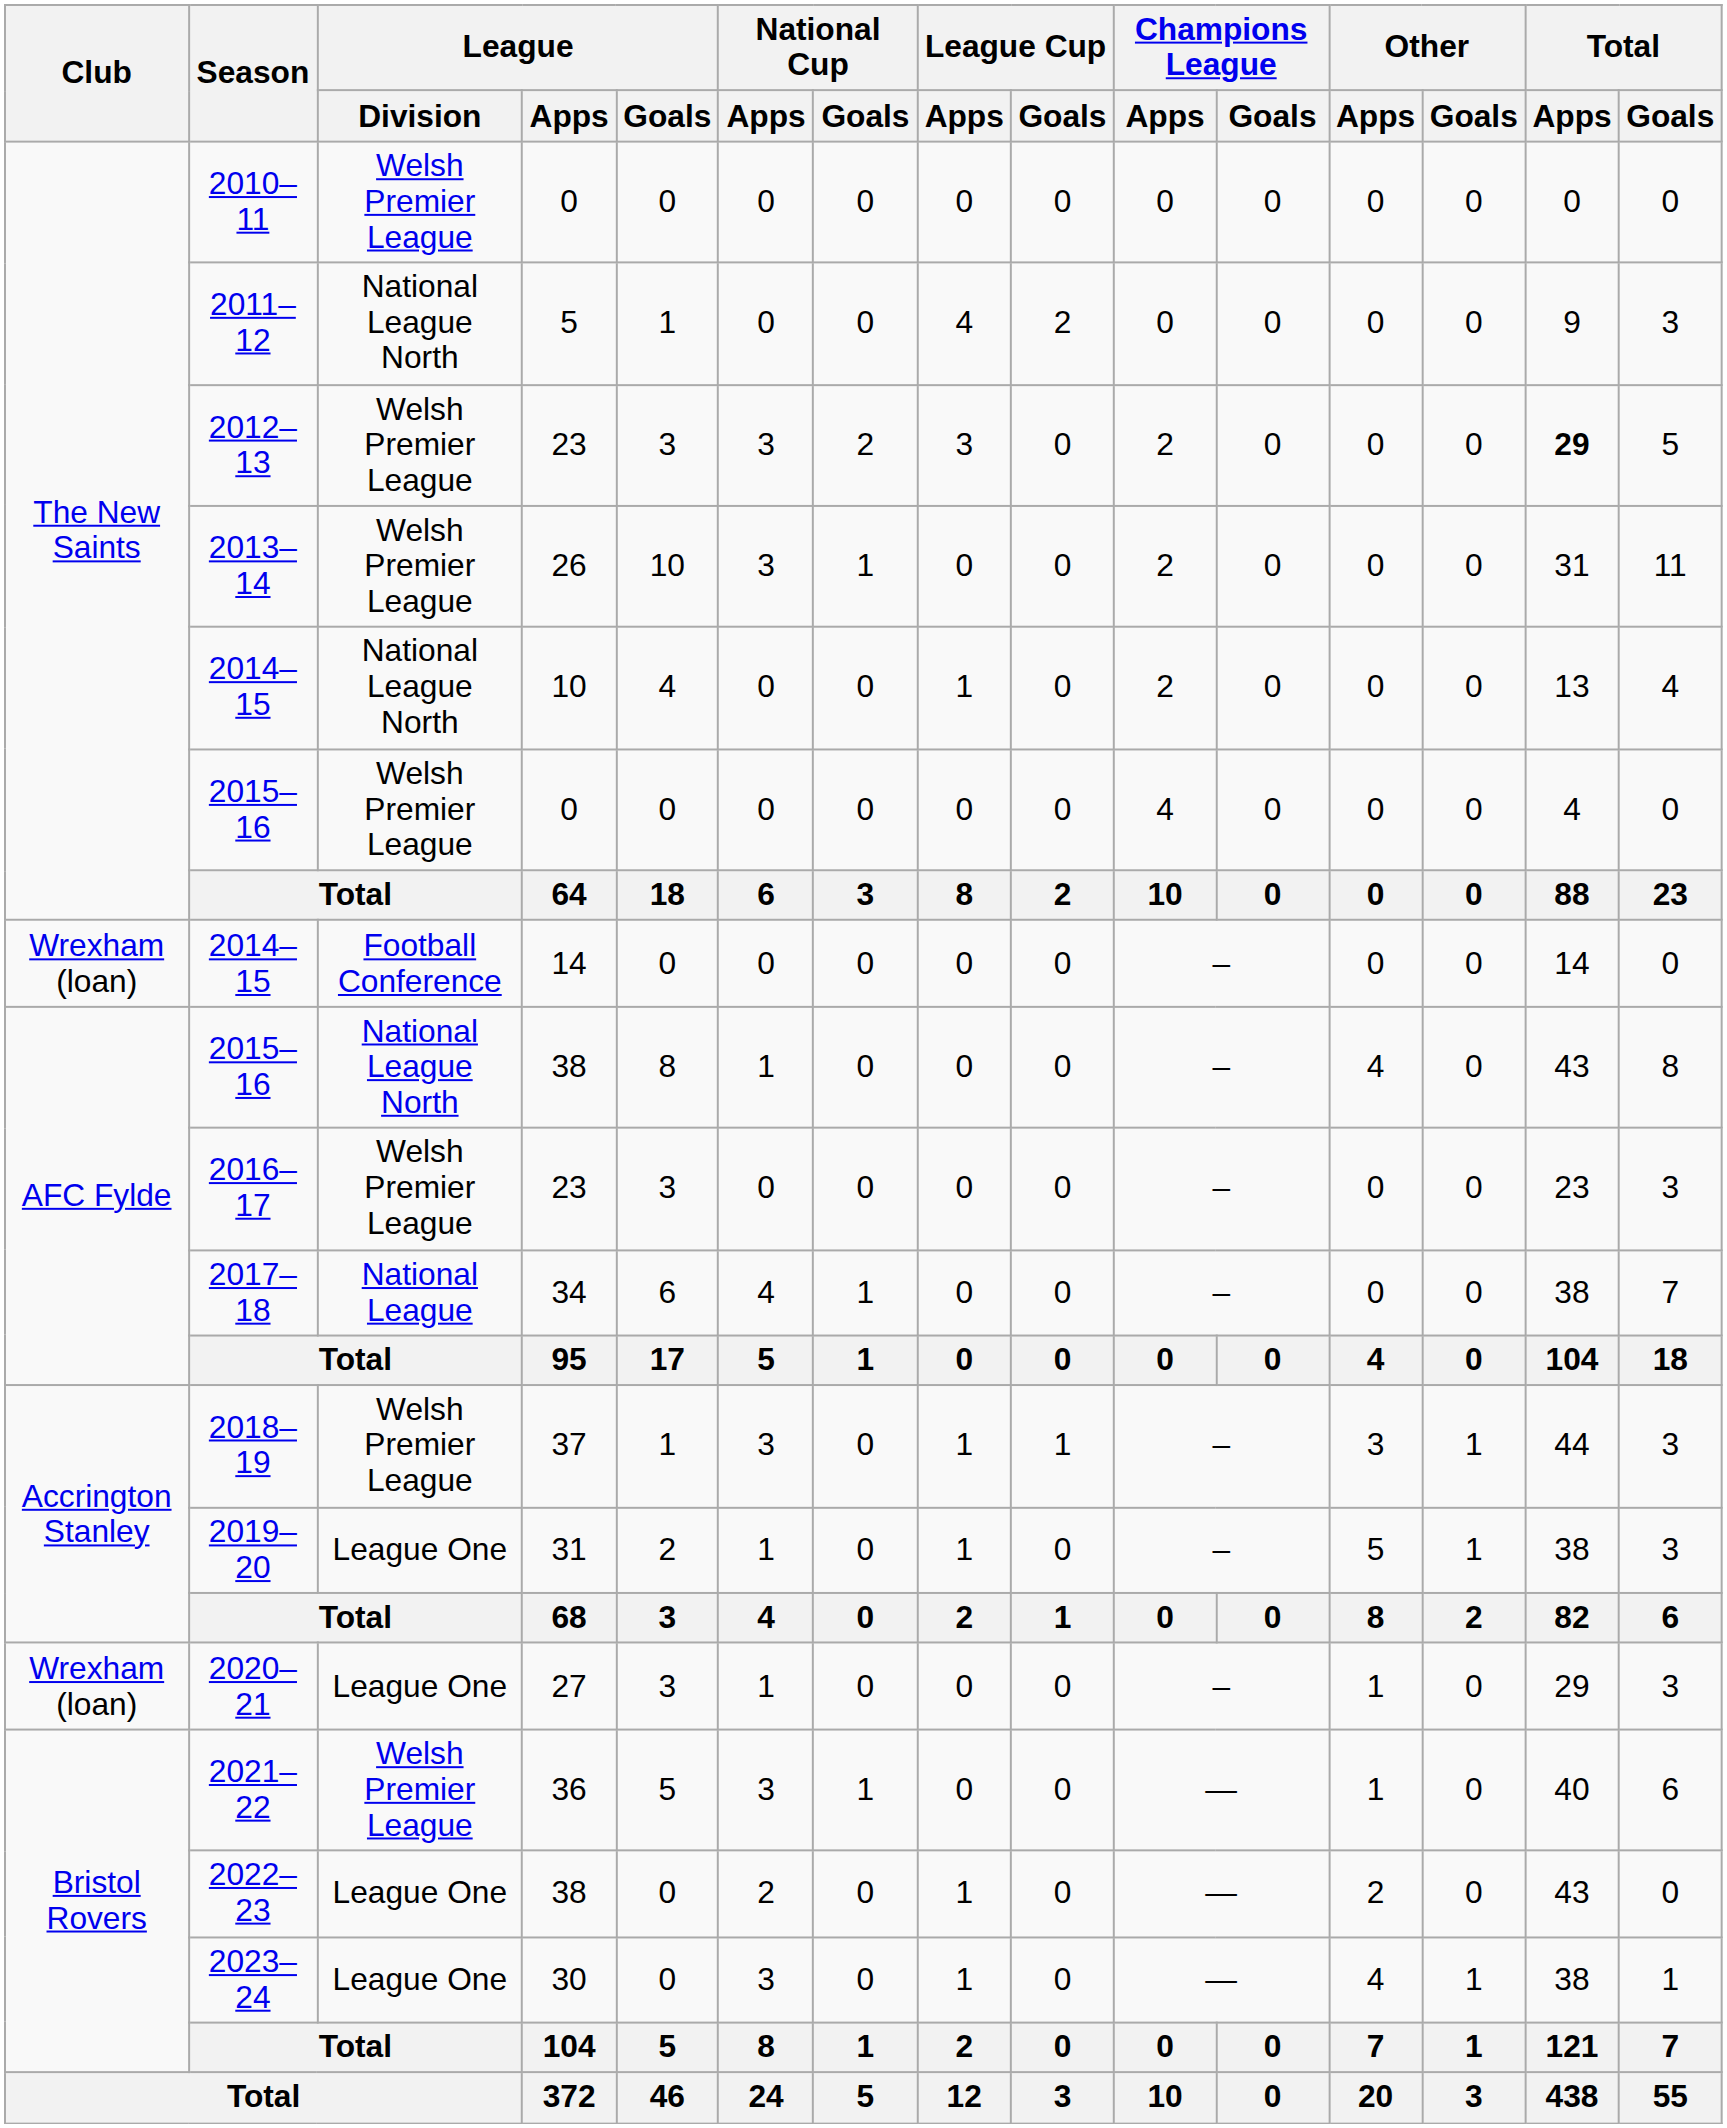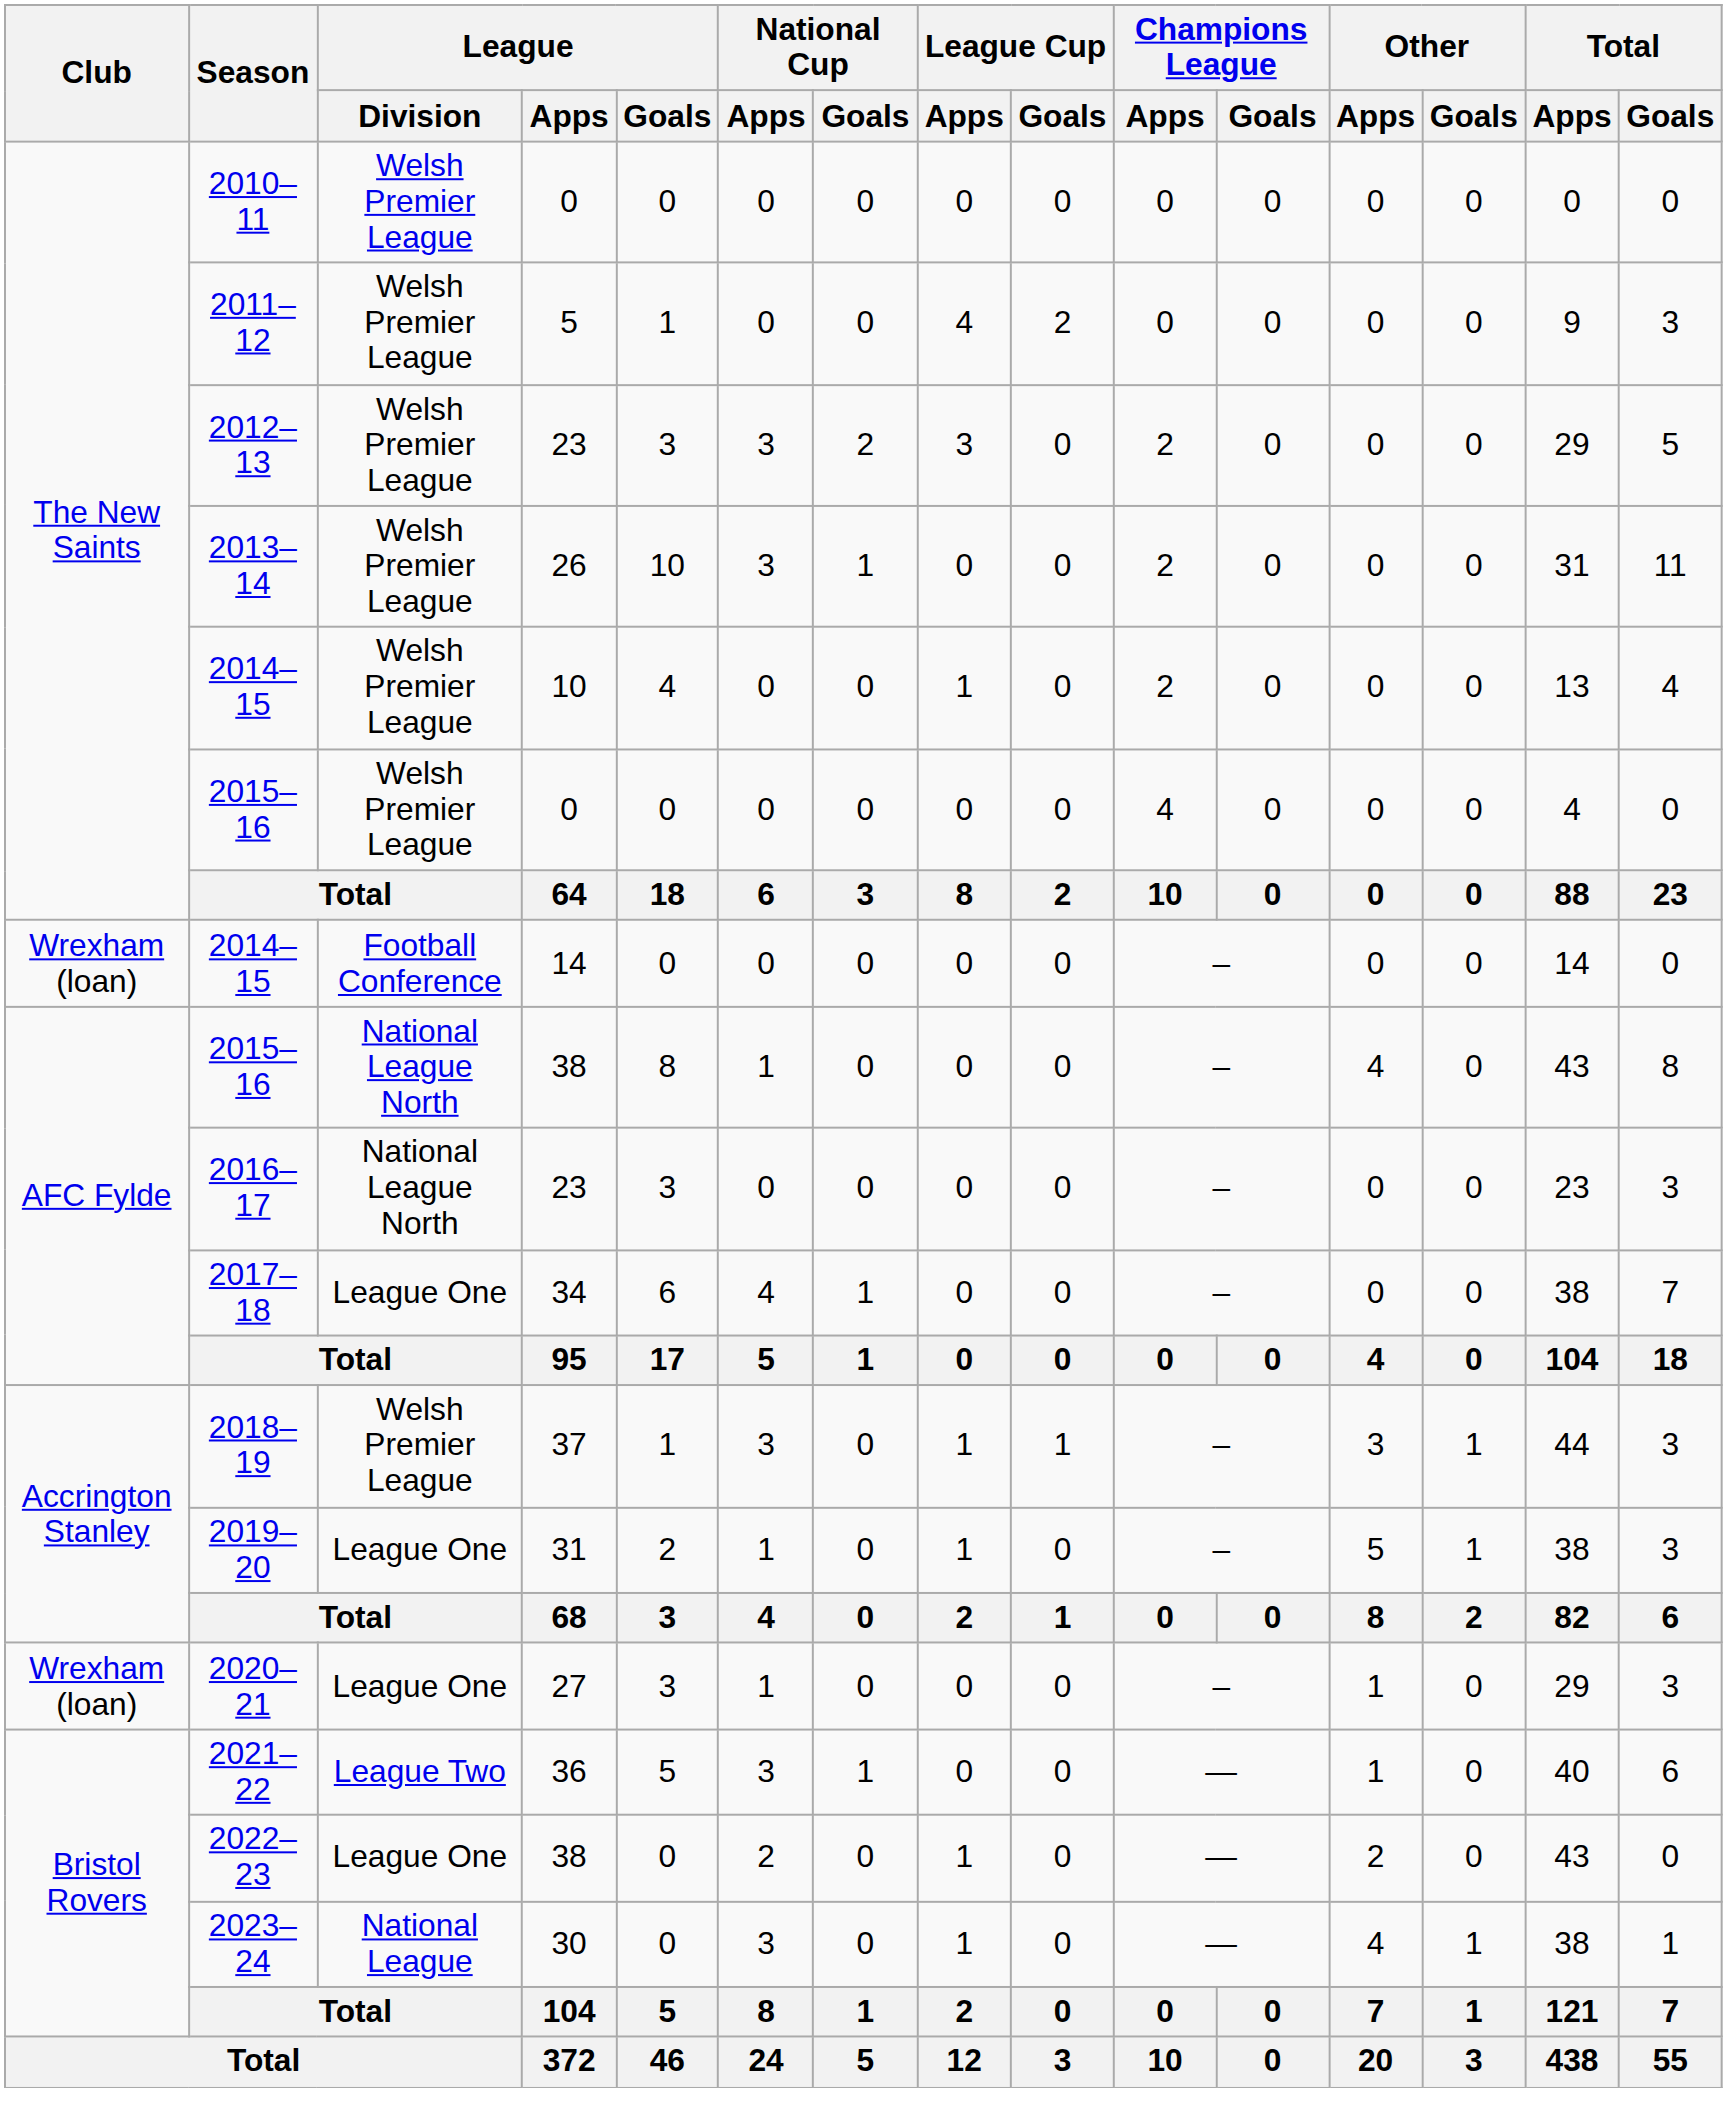(420, 322) National League North -> (420, 322) Welsh Premier League
(1572, 444) bold -> (1572, 444) normal
(420, 687) National League North -> (420, 687) Welsh Premier League
(420, 1188) Welsh Premier League -> (420, 1188) National League North
(420, 1291) National League -> (420, 1291) League One
(420, 1789) Welsh Premier League -> (420, 1771) League Two
(420, 1978) League One -> (420, 1943) National League
